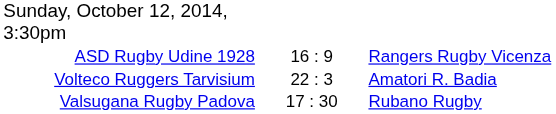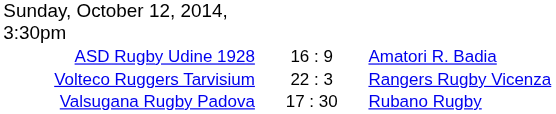(460, 56) Rangers Rugby Vicenza -> (433, 56) Amatori R. Badia
(433, 79) Amatori R. Badia -> (460, 79) Rangers Rugby Vicenza
